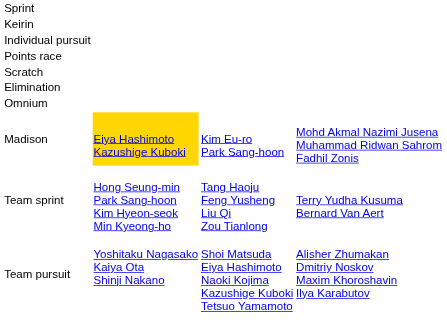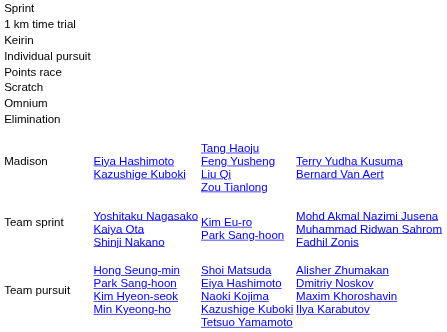+ row: (40, 24)
rows swapped: (32, 87) <-> (26, 103)
(140, 145) gold background -> (140, 167) no background
(243, 145) Kim Eu-ro Park Sang-hoon -> (238, 167) Tang Haoju Feng Yusheng Liu Qi Zou Tianlong
(369, 145) Mohd Akmal Nazimi Jusena Muhammad Ridwan Sahrom Fadhil Zonis -> (349, 167) Terry Yudha Kusuma Bernard Van Aert
(137, 206) Hong Seung-min Park Sang-hoon Kim Hyeon-seok Min Kyeong-ho -> (146, 229) Yoshitaku Nagasako Kaiya Ota Shinji Nakano
(238, 206) Tang Haoju Feng Yusheng Liu Qi Zou Tianlong -> (243, 229) Kim Eu-ro Park Sang-hoon
(349, 206) Terry Yudha Kusuma Bernard Van Aert -> (369, 229) Mohd Akmal Nazimi Jusena Muhammad Ridwan Sahrom Fadhil Zonis
(146, 267) Yoshitaku Nagasako Kaiya Ota Shinji Nakano -> (137, 290) Hong Seung-min Park Sang-hoon Kim Hyeon-seok Min Kyeong-ho
